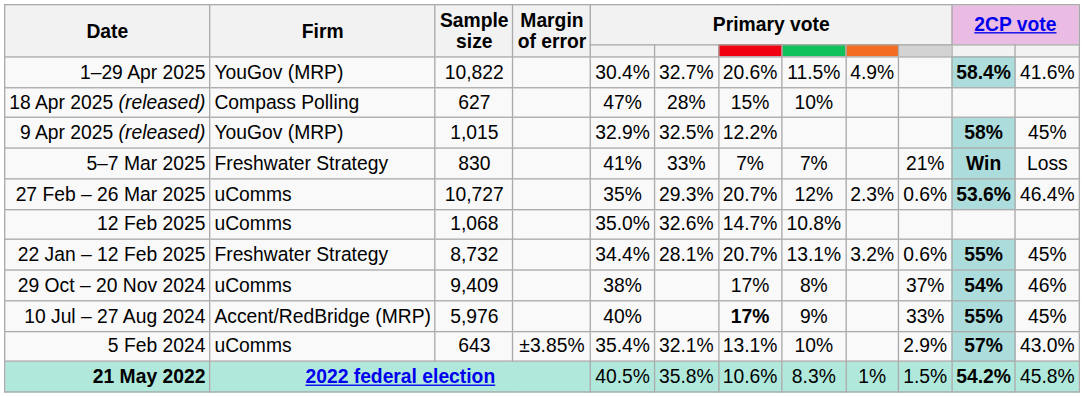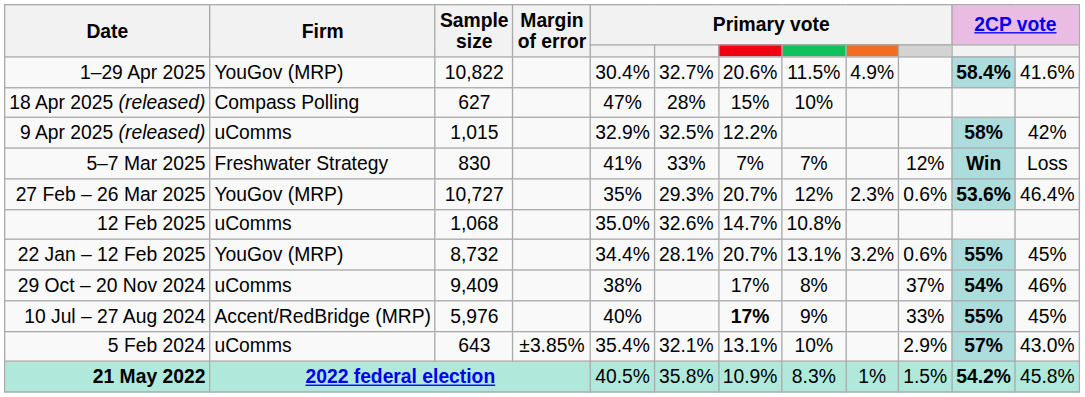(279, 133) YouGov (MRP) -> (253, 133) uComms
(1047, 133) 45% -> (1047, 133) 42%
(925, 164) 21% -> (925, 164) 12%
(253, 194) uComms -> (279, 194) YouGov (MRP)
(301, 255) Freshwater Strategy -> (279, 255) YouGov (MRP)
(750, 377) 10.6% -> (750, 377) 10.9%
